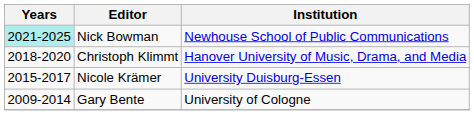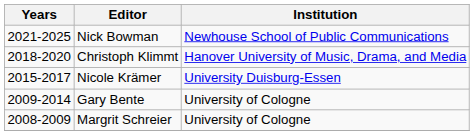(39, 36) paleturquoise background -> (39, 36) no background
+ row: (124, 120)
